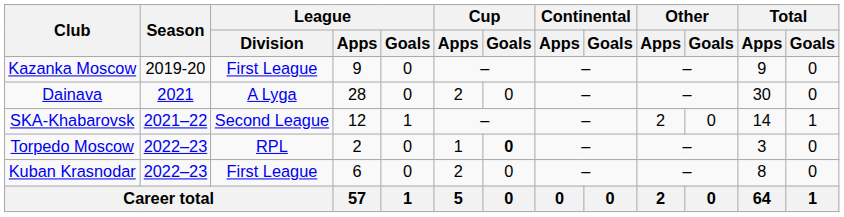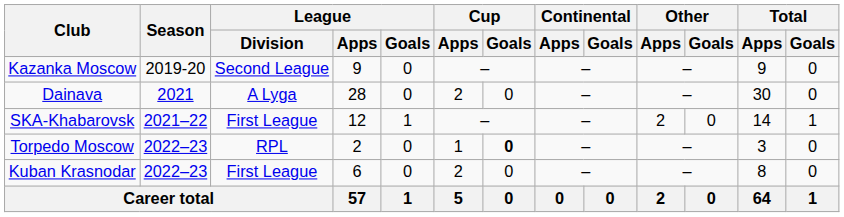(272, 69) First League -> (272, 69) Second League
(272, 120) Second League -> (272, 120) First League
